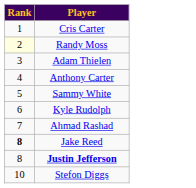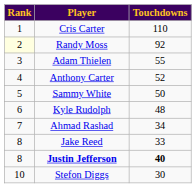+ column: (160, 12)
(19, 142) bold -> (19, 142) normal
